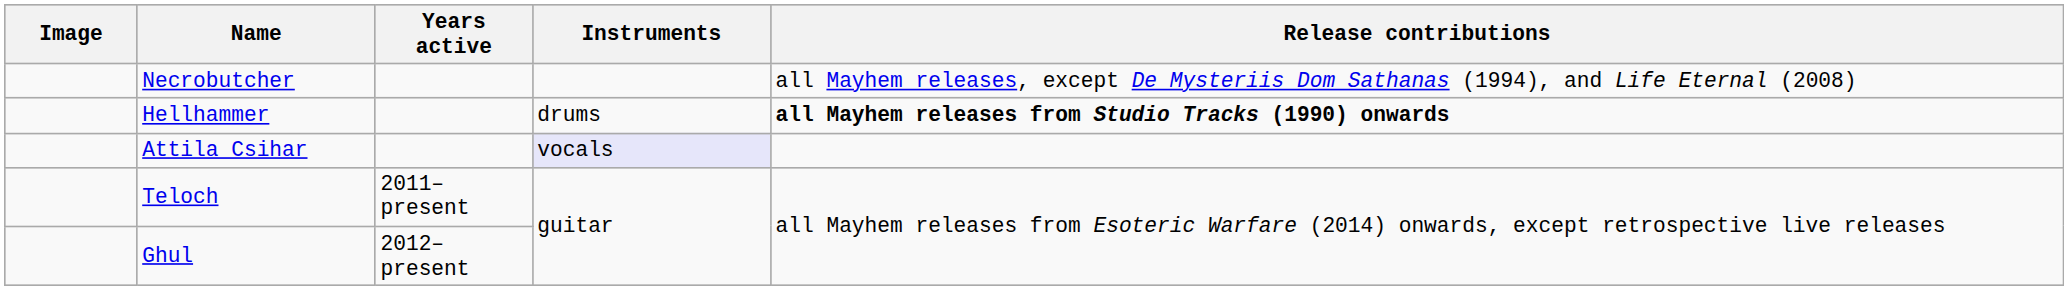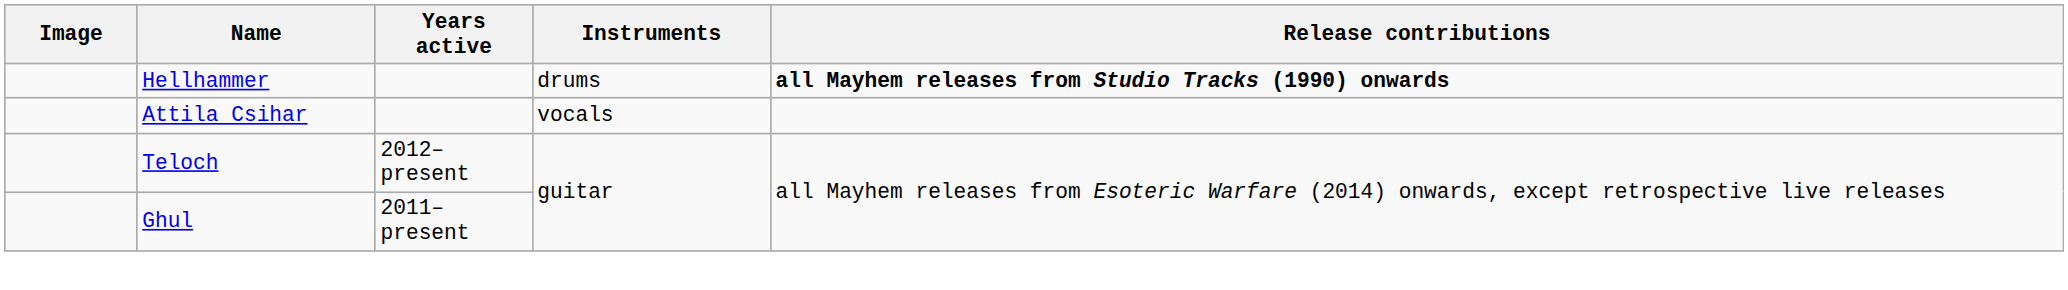- row: (218, 81)
(575, 150) lavender background -> (575, 116) no background
(425, 197) 2011–present -> (425, 162) 2012–present
(425, 256) 2012–present -> (425, 221) 2011–present
